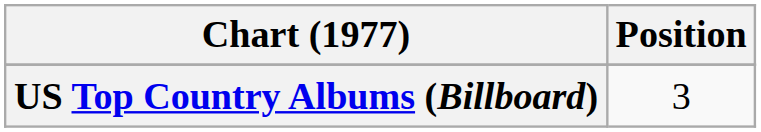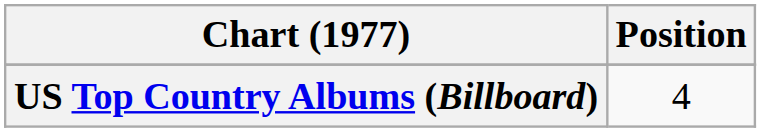(681, 95) 3 -> (681, 95) 4
